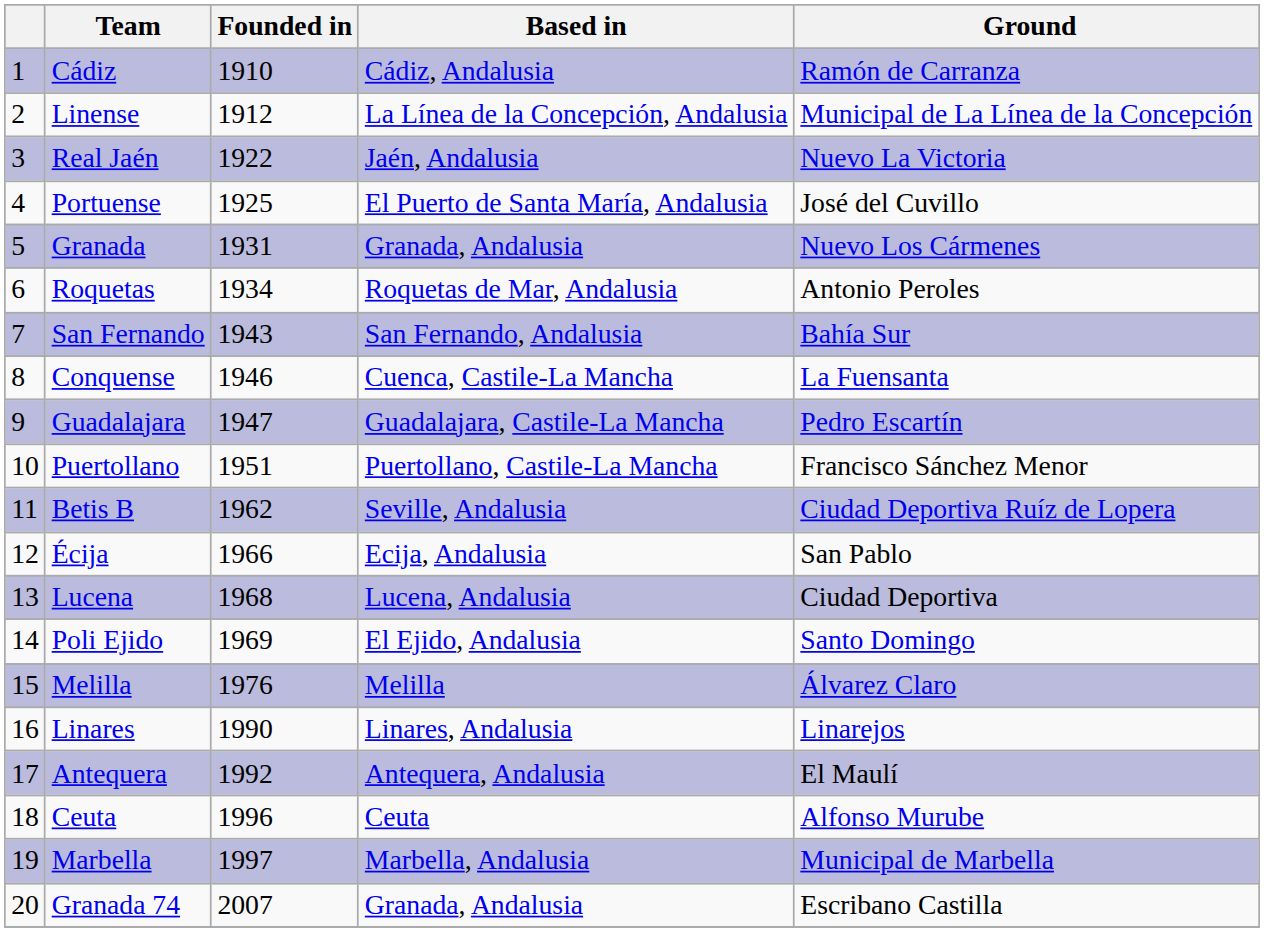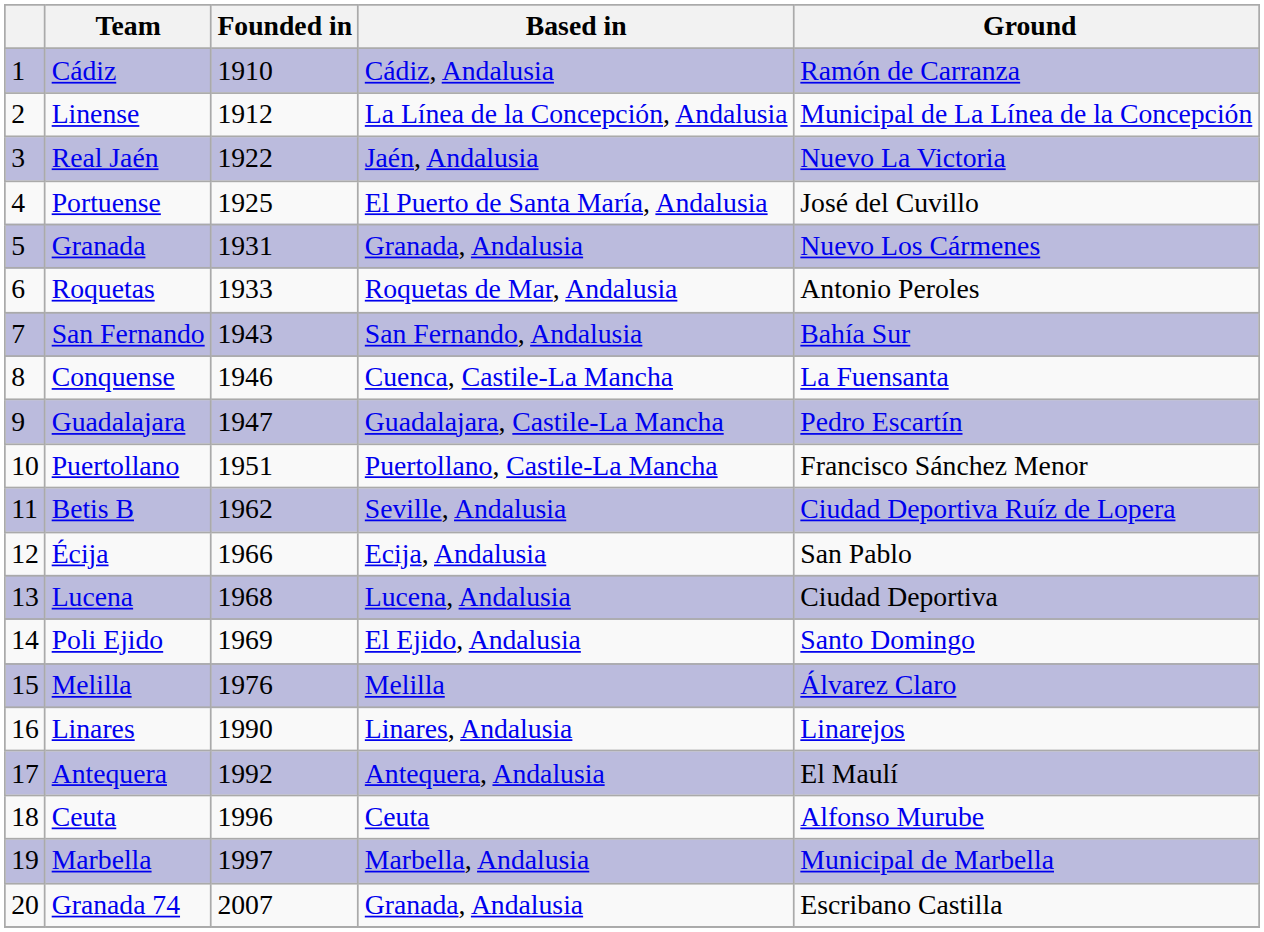(245, 289) 1934 -> (245, 289) 1933
